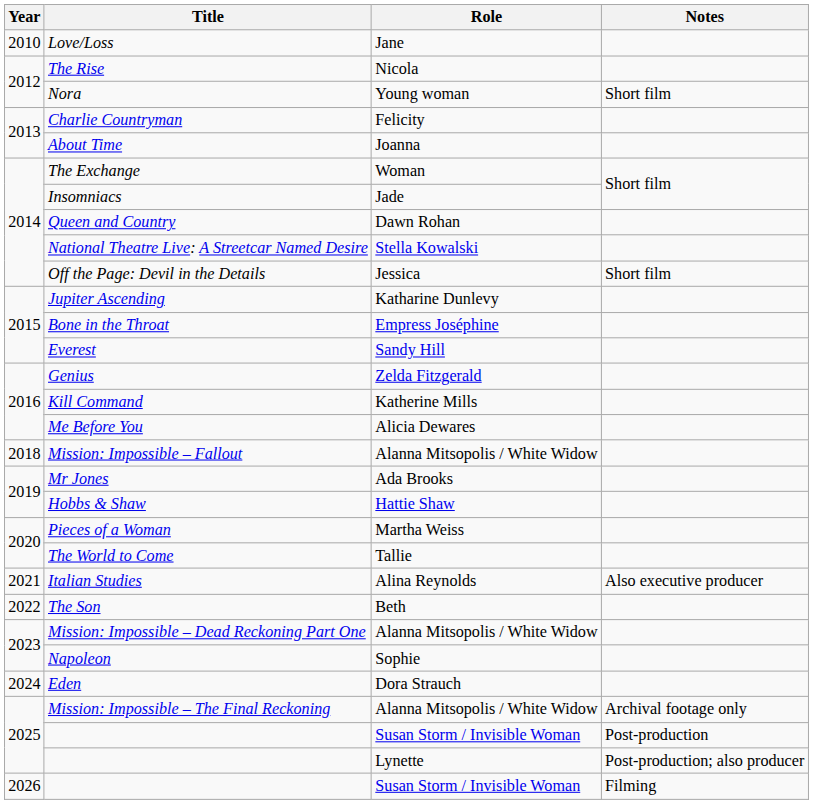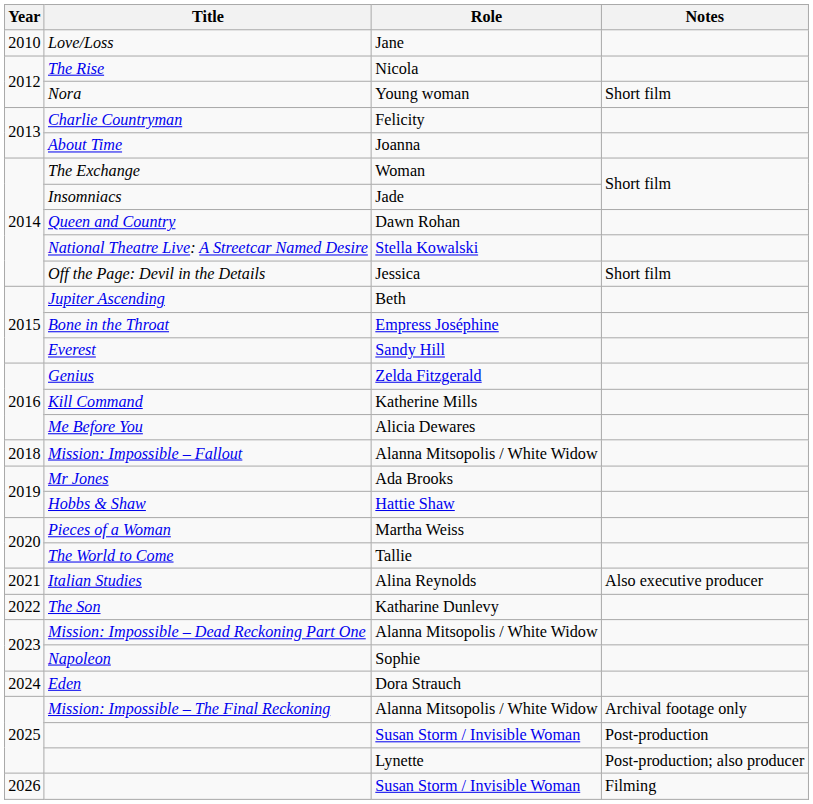(437, 299) Katharine Dunlevy -> (391, 299) Beth
(391, 606) Beth -> (437, 606) Katharine Dunlevy
